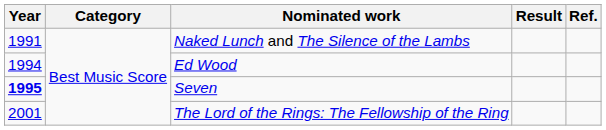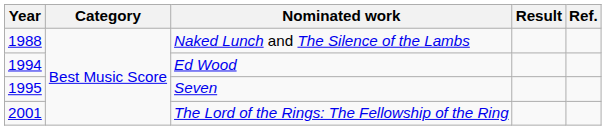(25, 40) 1991 -> (25, 40) 1988
(25, 88) bold -> (25, 88) normal
